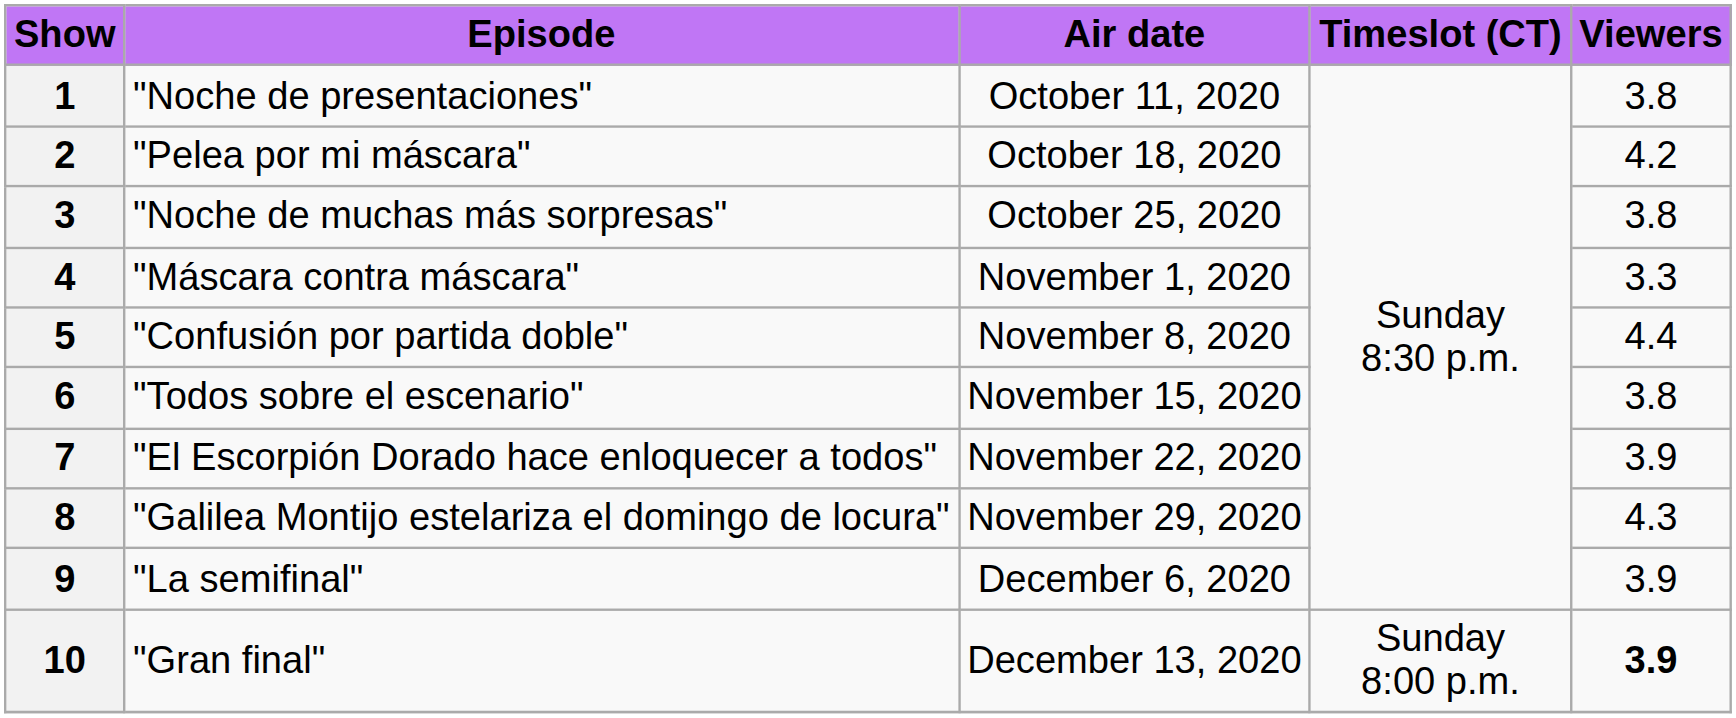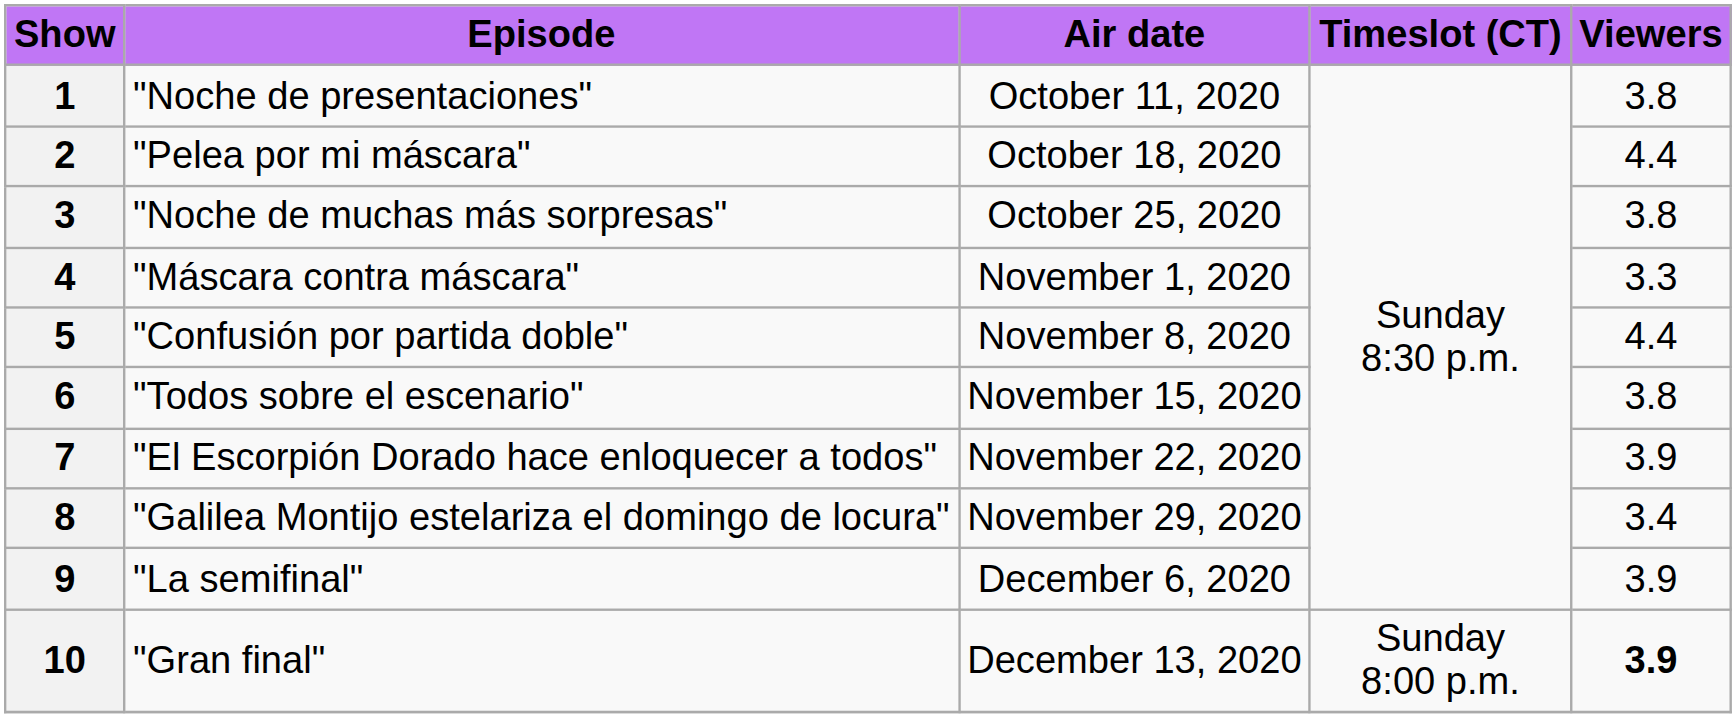(1651, 155) 4.2 -> (1651, 155) 4.4
(1651, 517) 4.3 -> (1651, 517) 3.4
